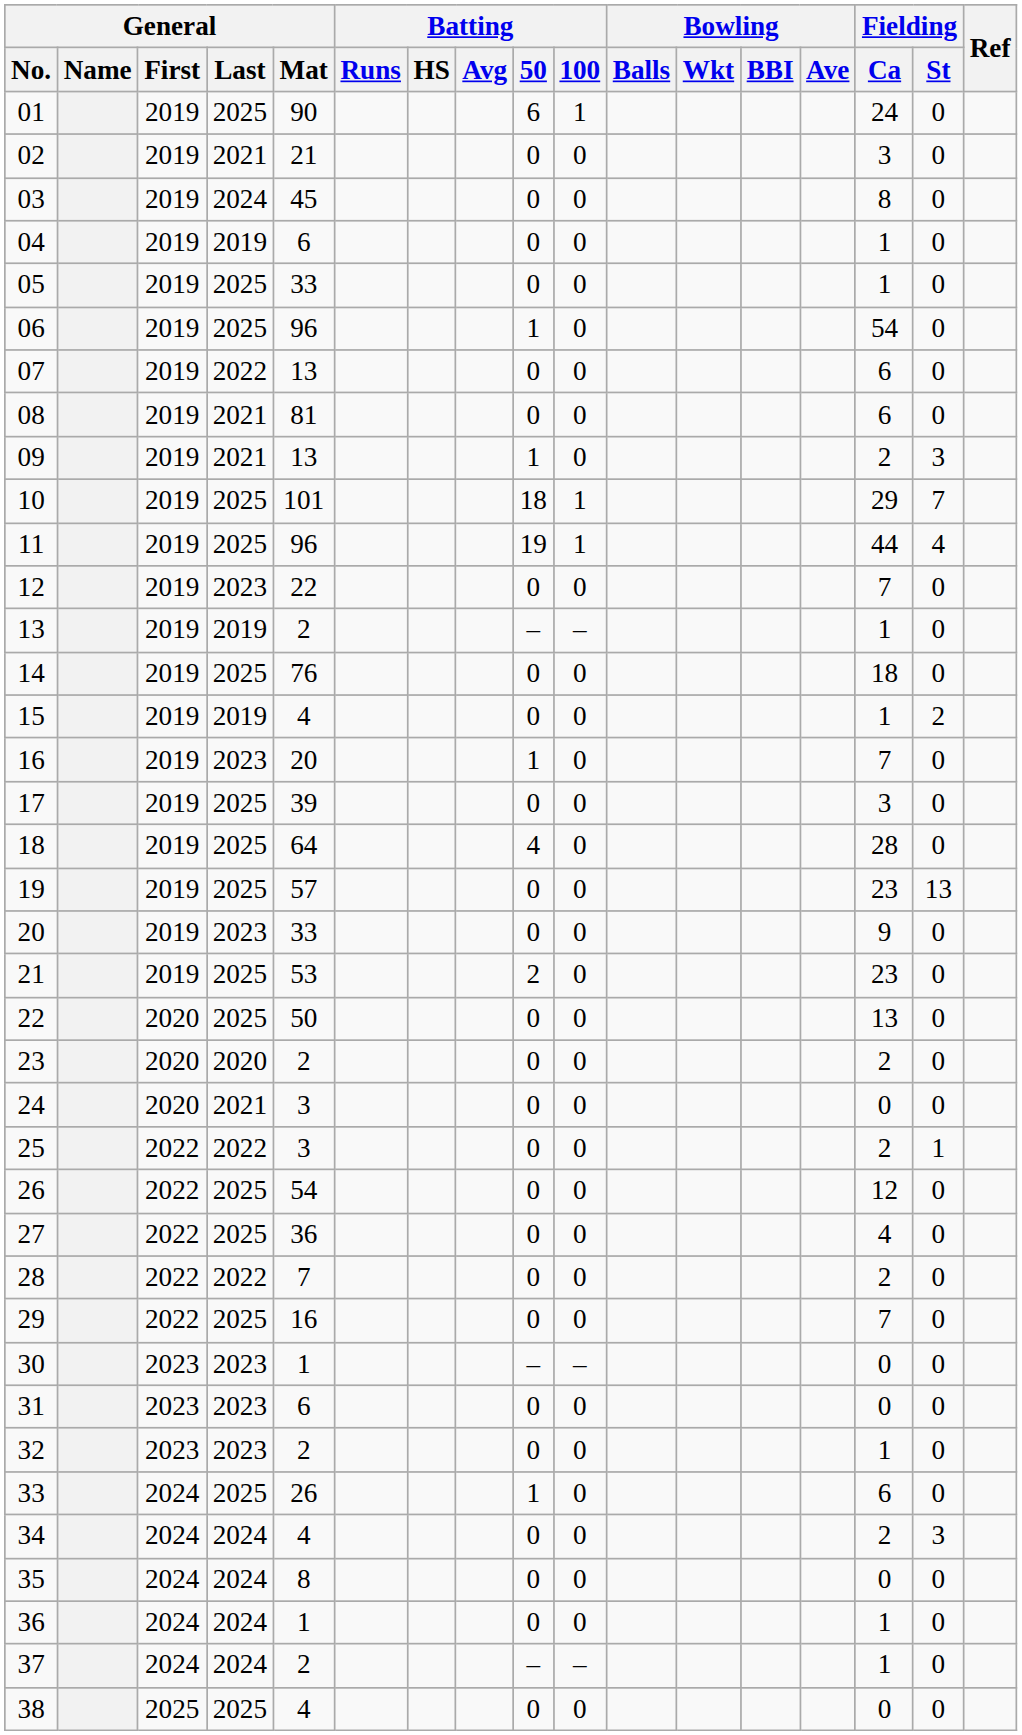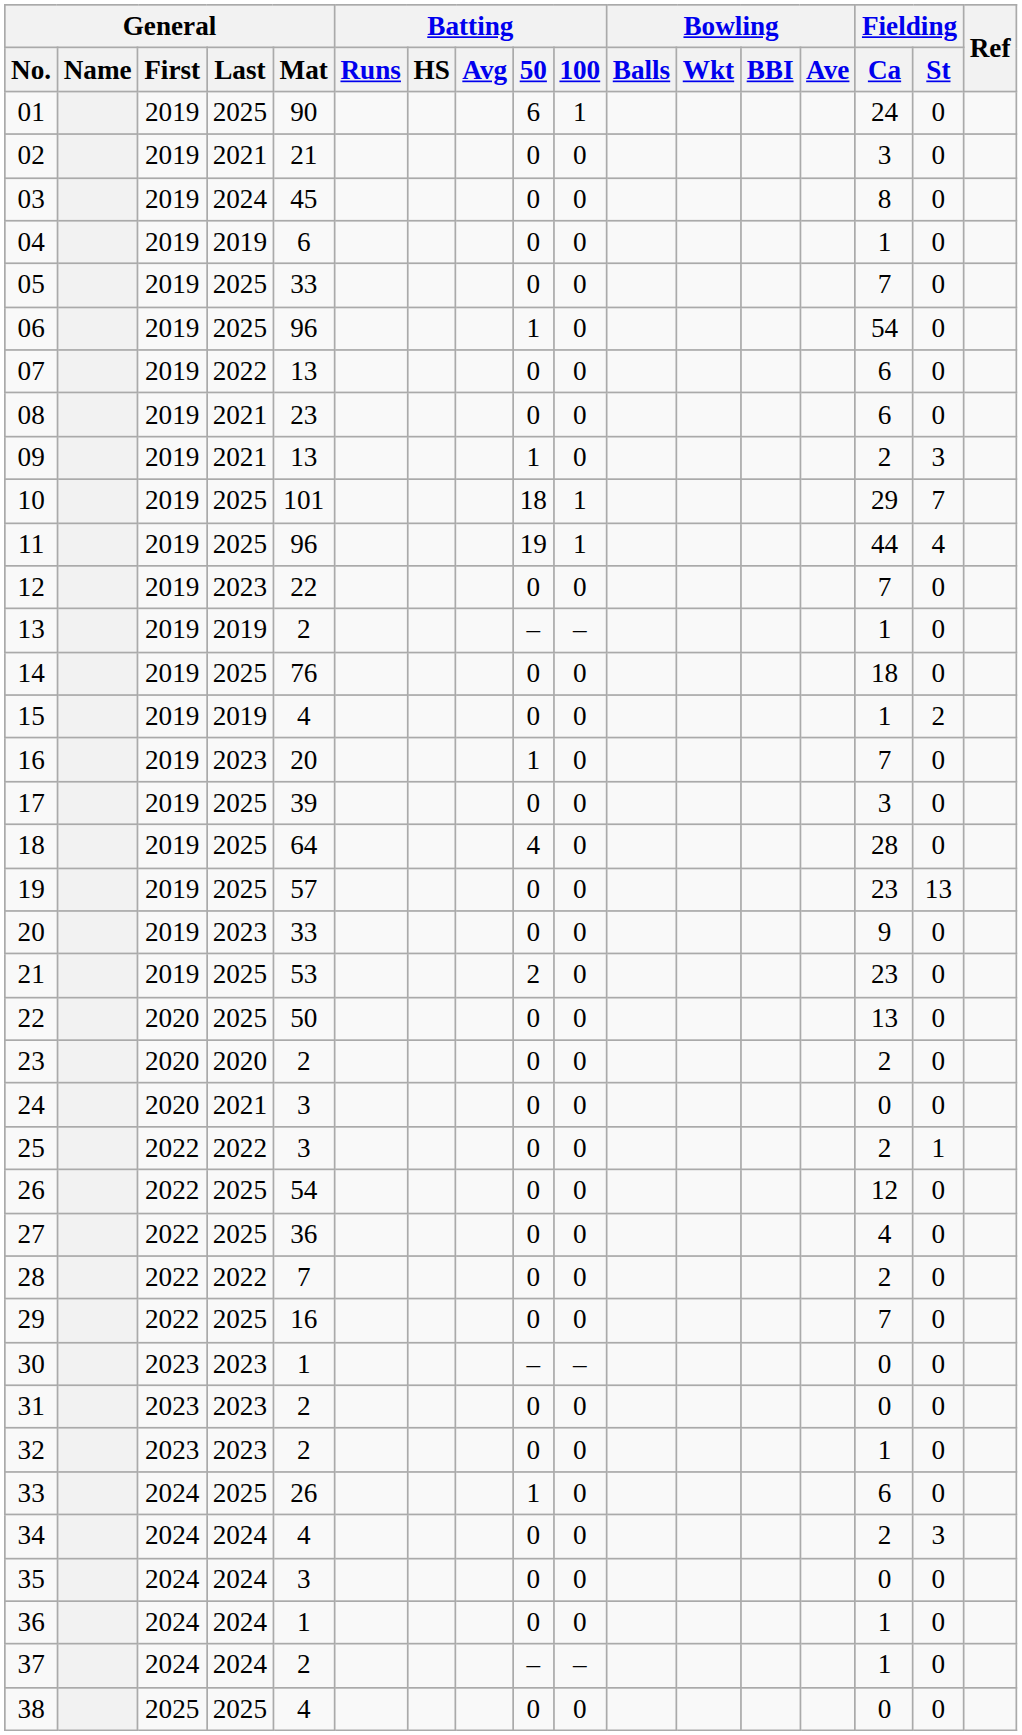(885, 284) 1 -> (885, 284) 7
(304, 414) 81 -> (304, 414) 23
(304, 1406) 6 -> (304, 1406) 2
(304, 1579) 8 -> (304, 1579) 3
